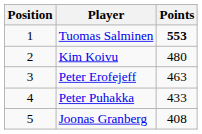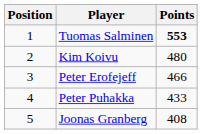(177, 77) 463 -> (177, 77) 466
